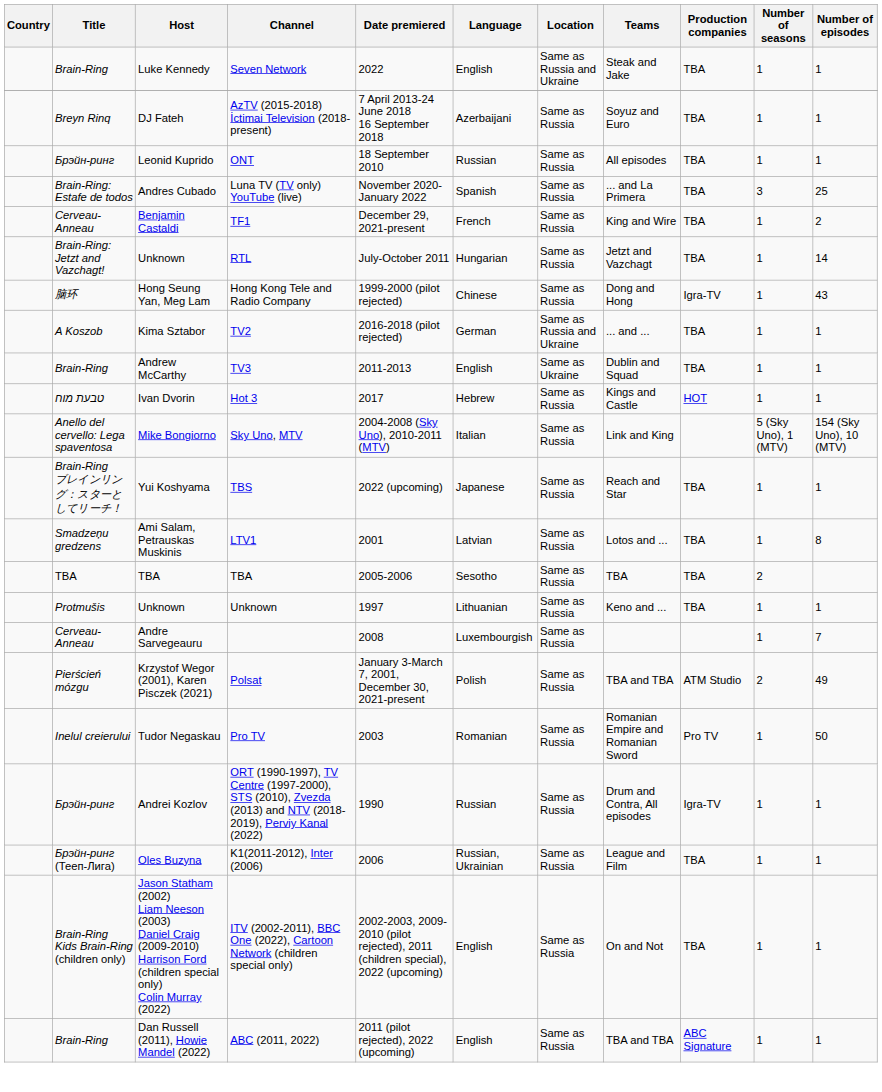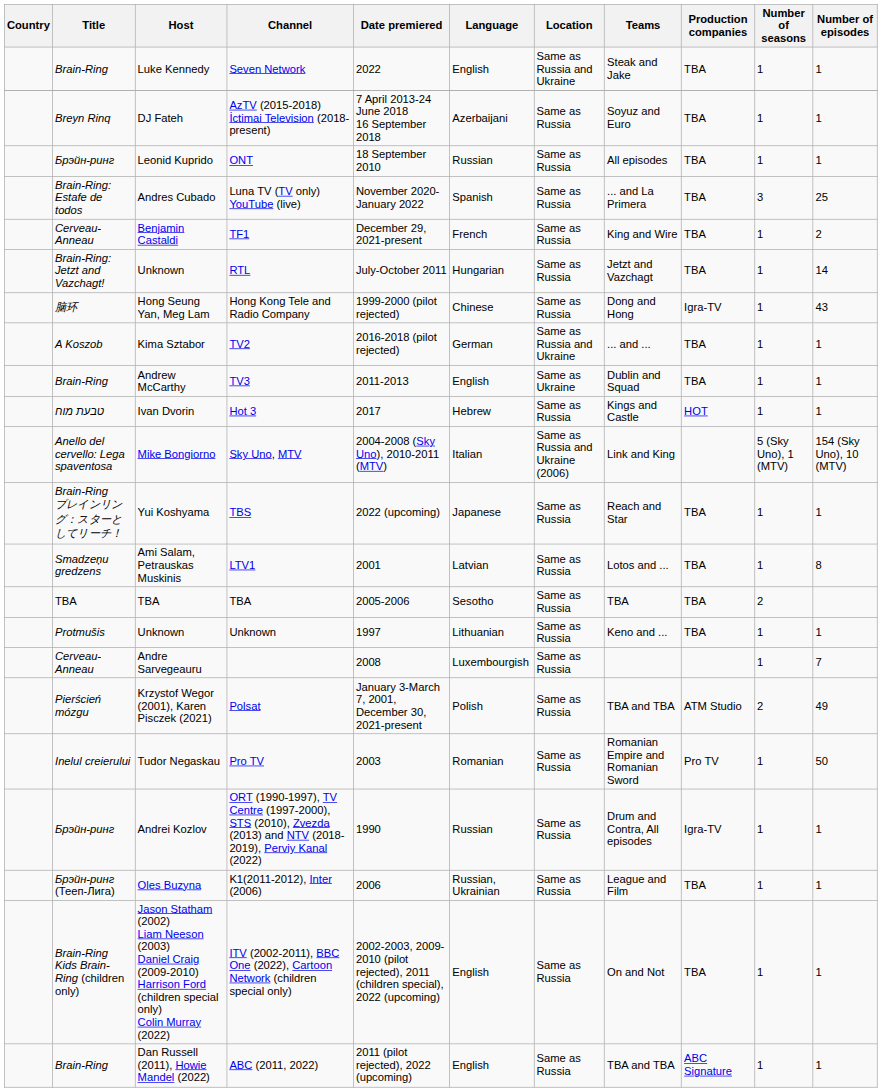(562, 435) Same as Russia -> (565, 454) Same as Russia and Ukraine (2006)
